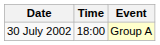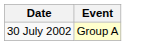- column: (91, 13)
